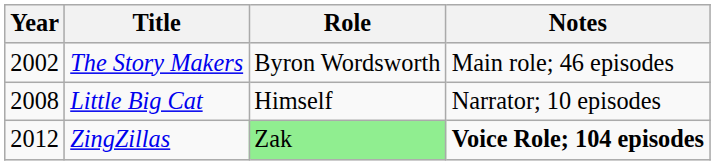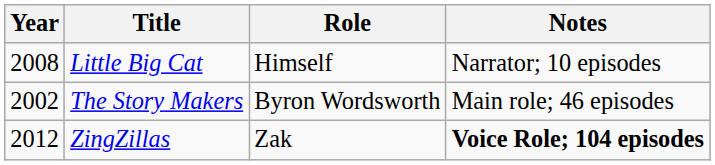rows swapped: (157, 62) <-> (136, 100)
(273, 139) lightgreen background -> (273, 139) no background
